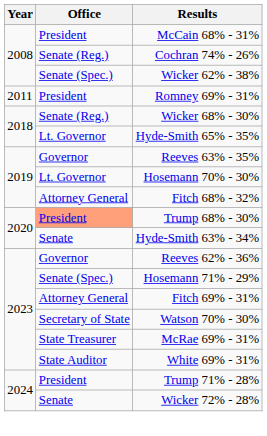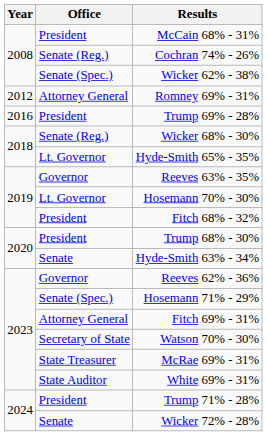(20, 95) 2011 -> (20, 95) 2012
(63, 95) President -> (83, 95) Attorney General
+ row: (212, 116)
(83, 197) Attorney General -> (63, 217) President
(63, 217) lightsalmon background -> (63, 237) no background
